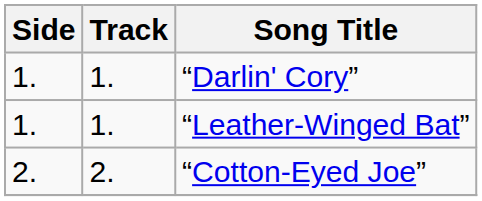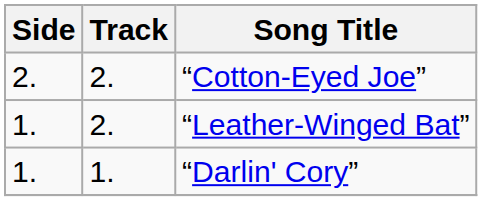rows swapped: (270, 77) <-> (304, 172)
(102, 124) 1. -> (102, 124) 2.
